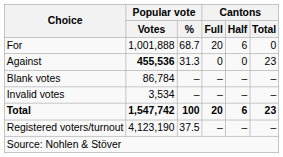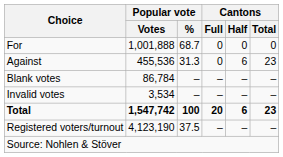(217, 45) 20 -> (220, 45) 0
(244, 45) 6 -> (244, 45) 0
(156, 62) bold -> (156, 62) normal
(244, 62) 0 -> (244, 62) 6
